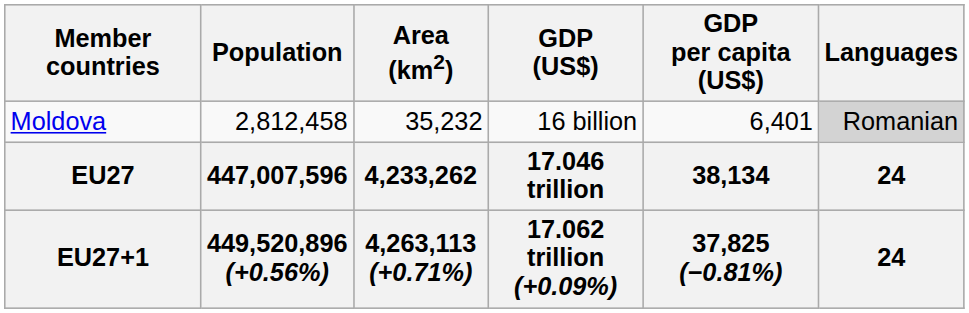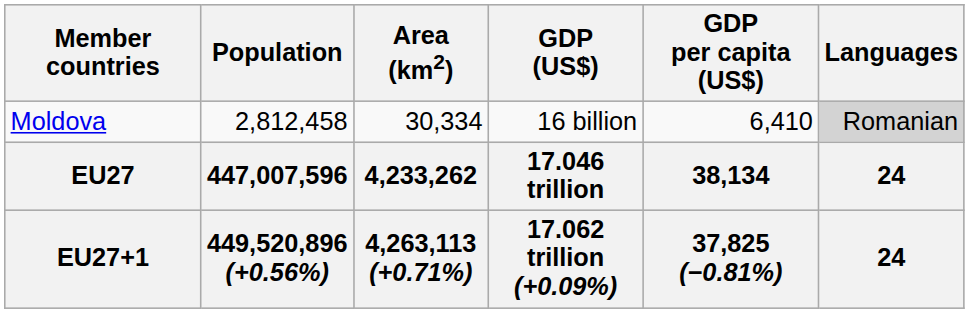(444, 121) 35,232 -> (444, 121) 30,334
(781, 121) 6,401 -> (781, 121) 6,410
